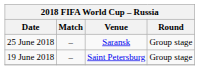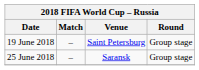rows swapped: (31, 57) <-> (31, 42)
